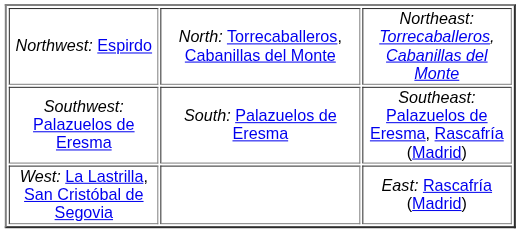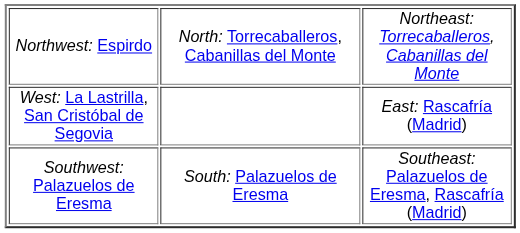rows swapped: (84, 194) <-> (84, 125)
